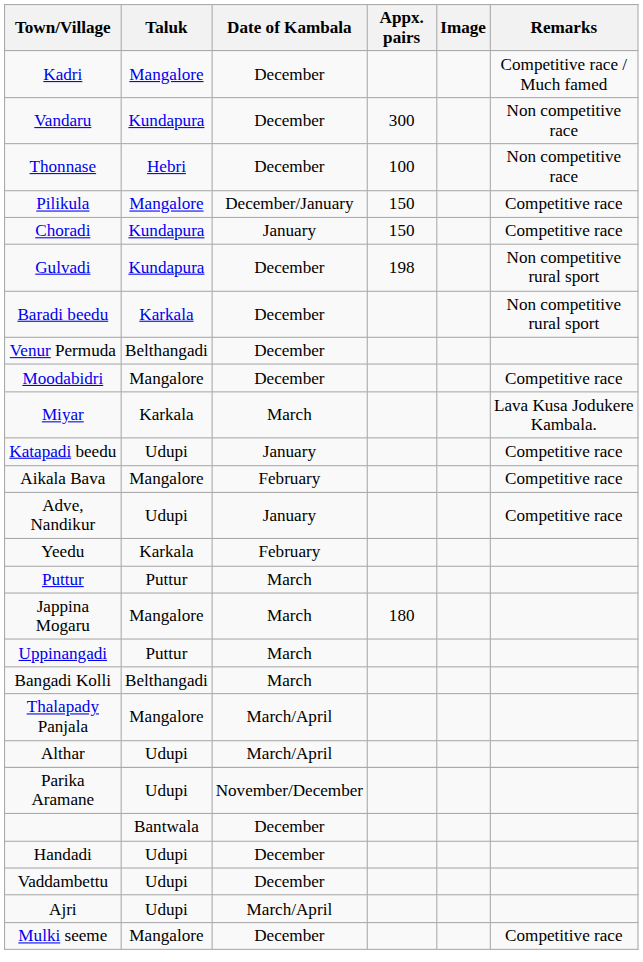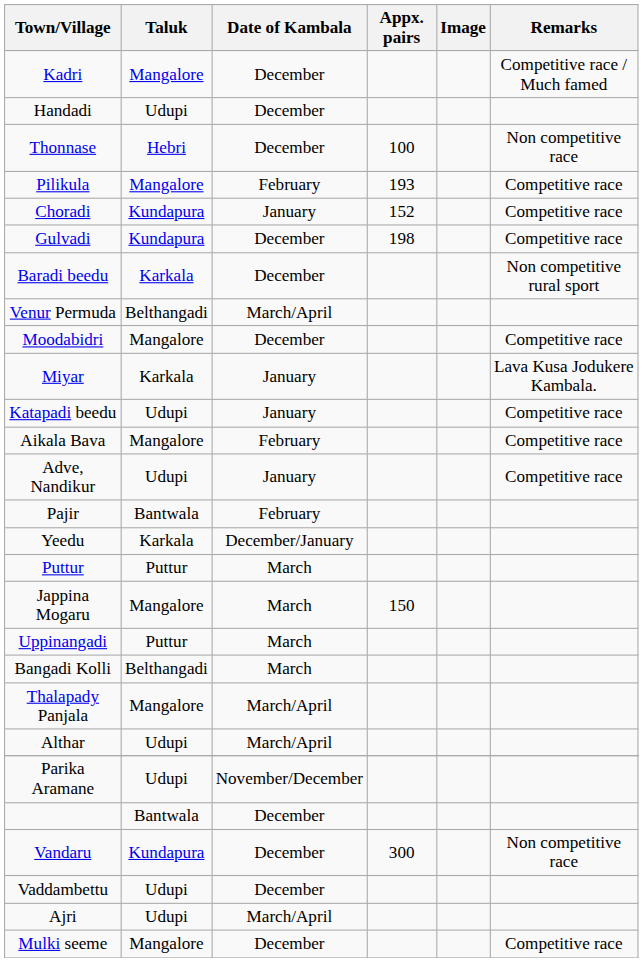rows swapped: (63, 120) <-> (63, 854)
(289, 203) December/January -> (289, 184) February
(402, 203) 150 -> (402, 184) 193
(402, 230) 150 -> (402, 211) 152
(564, 267) Non competitive rural sport -> (564, 238) Competitive race
(289, 350) December -> (289, 312) March/April
(289, 414) March -> (289, 376) January
+ row: (63, 513)
(289, 552) February -> (289, 540) December/January
(402, 616) 180 -> (402, 604) 150
